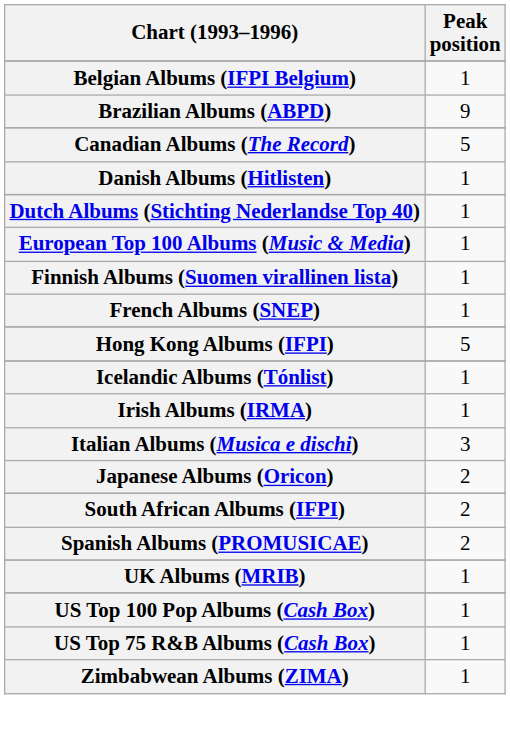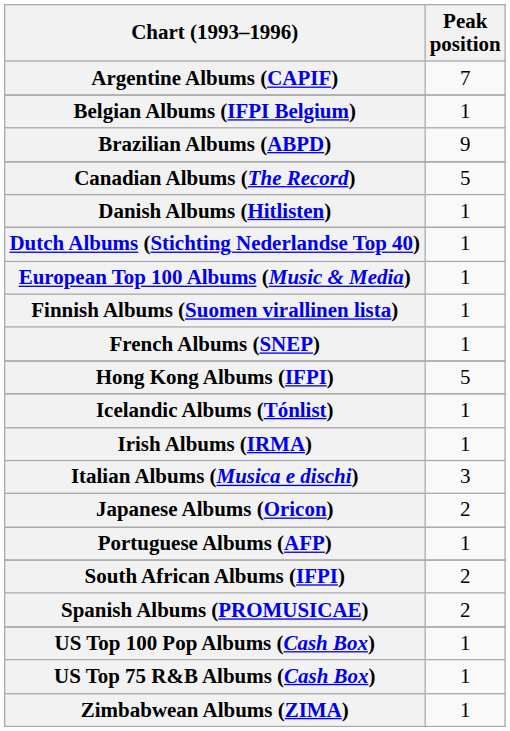+ row: (215, 77)
+ row: (215, 543)
- row: (215, 576)
